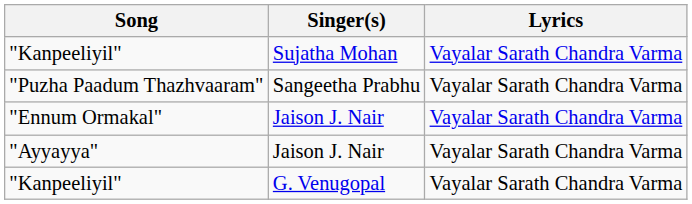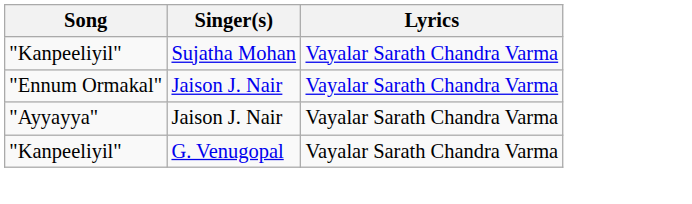- row: (136, 85)
